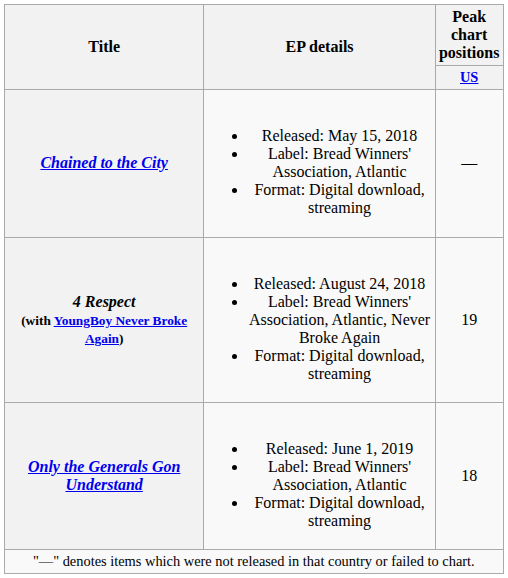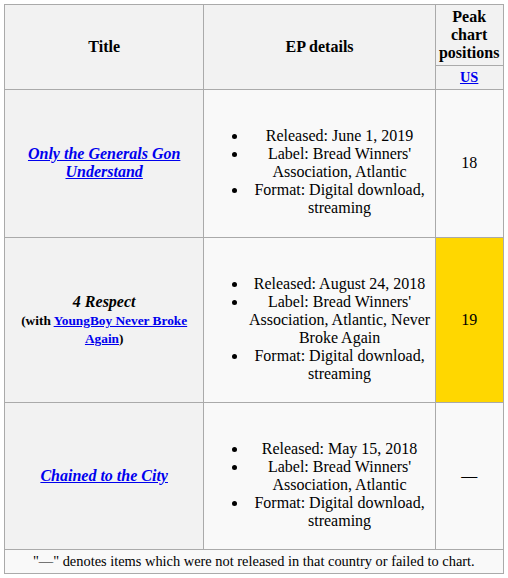rows swapped: (104, 163) <-> (104, 476)
(469, 319) no background -> (469, 319) gold background
